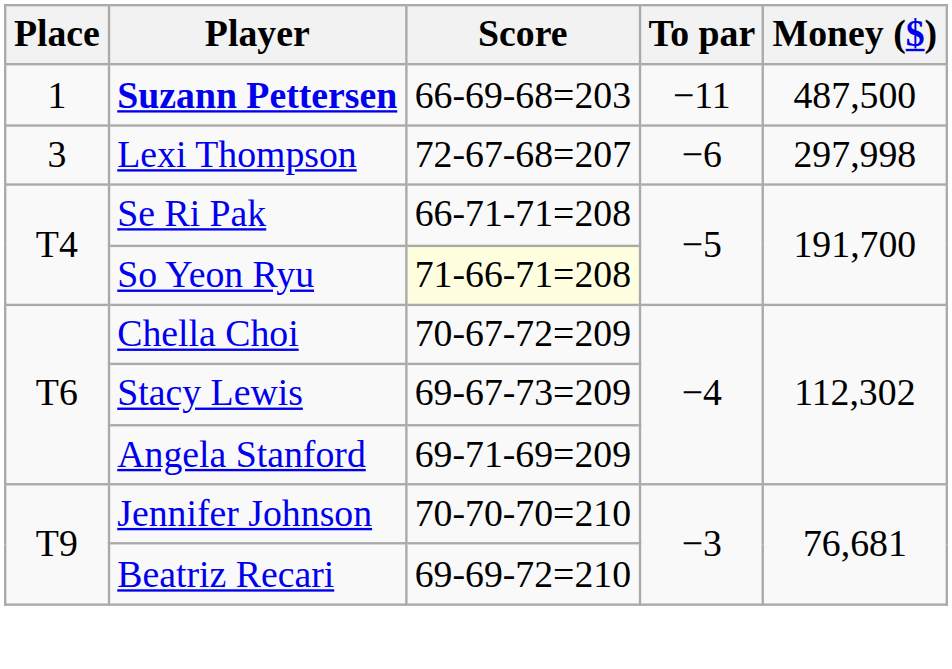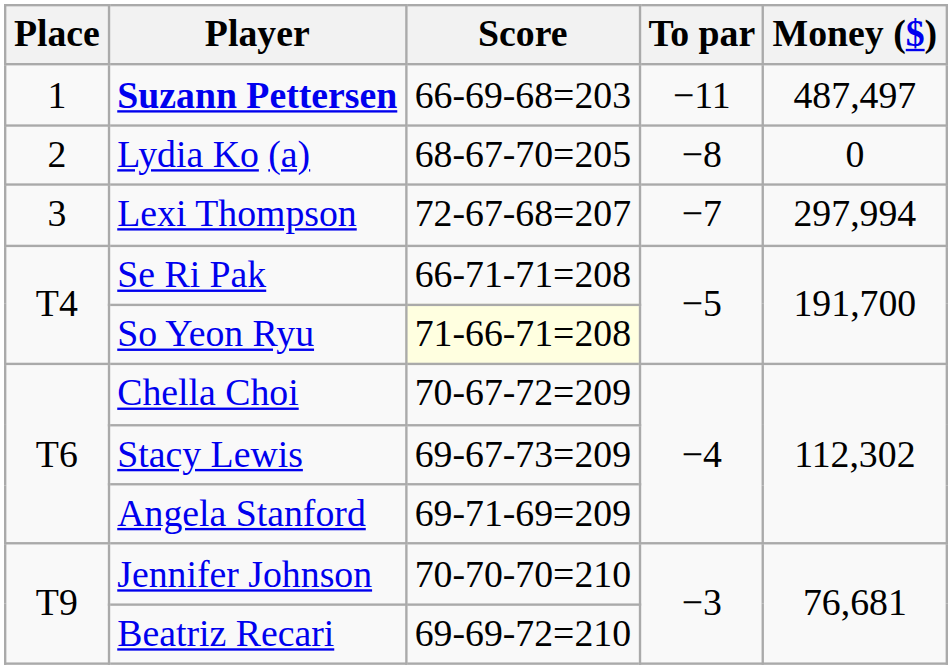(855, 94) 487,500 -> (855, 94) 487,497
+ row: (214, 154)
(702, 154) −6 -> (702, 214) −7
(855, 154) 297,998 -> (855, 214) 297,994
